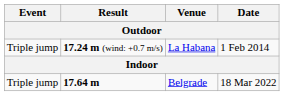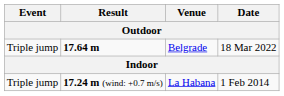rows swapped: (113, 47) <-> (81, 82)
